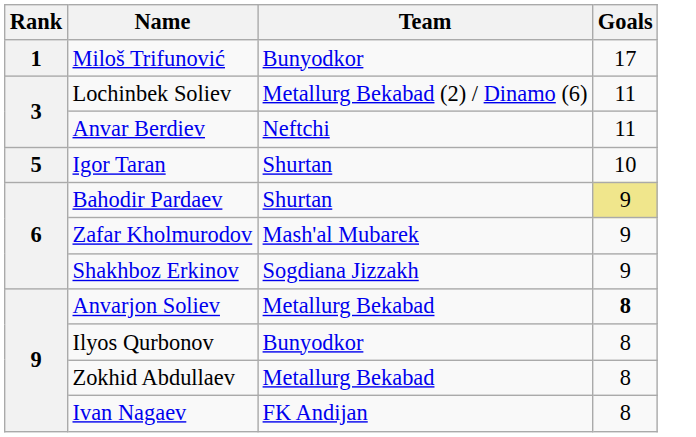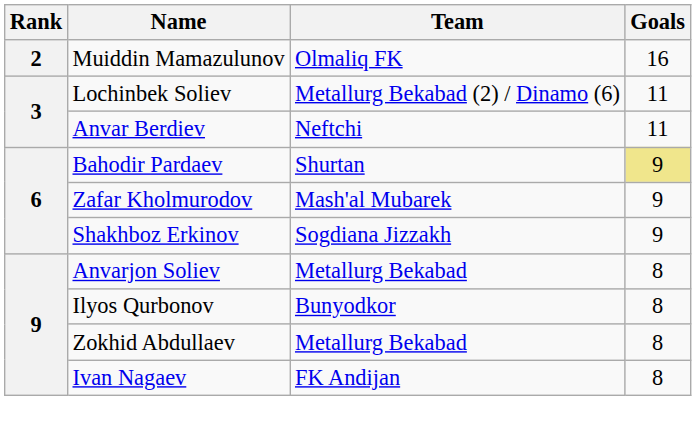- row: (149, 57)
+ row: (179, 57)
- row: (119, 164)
(625, 306) bold -> (658, 270) normal
